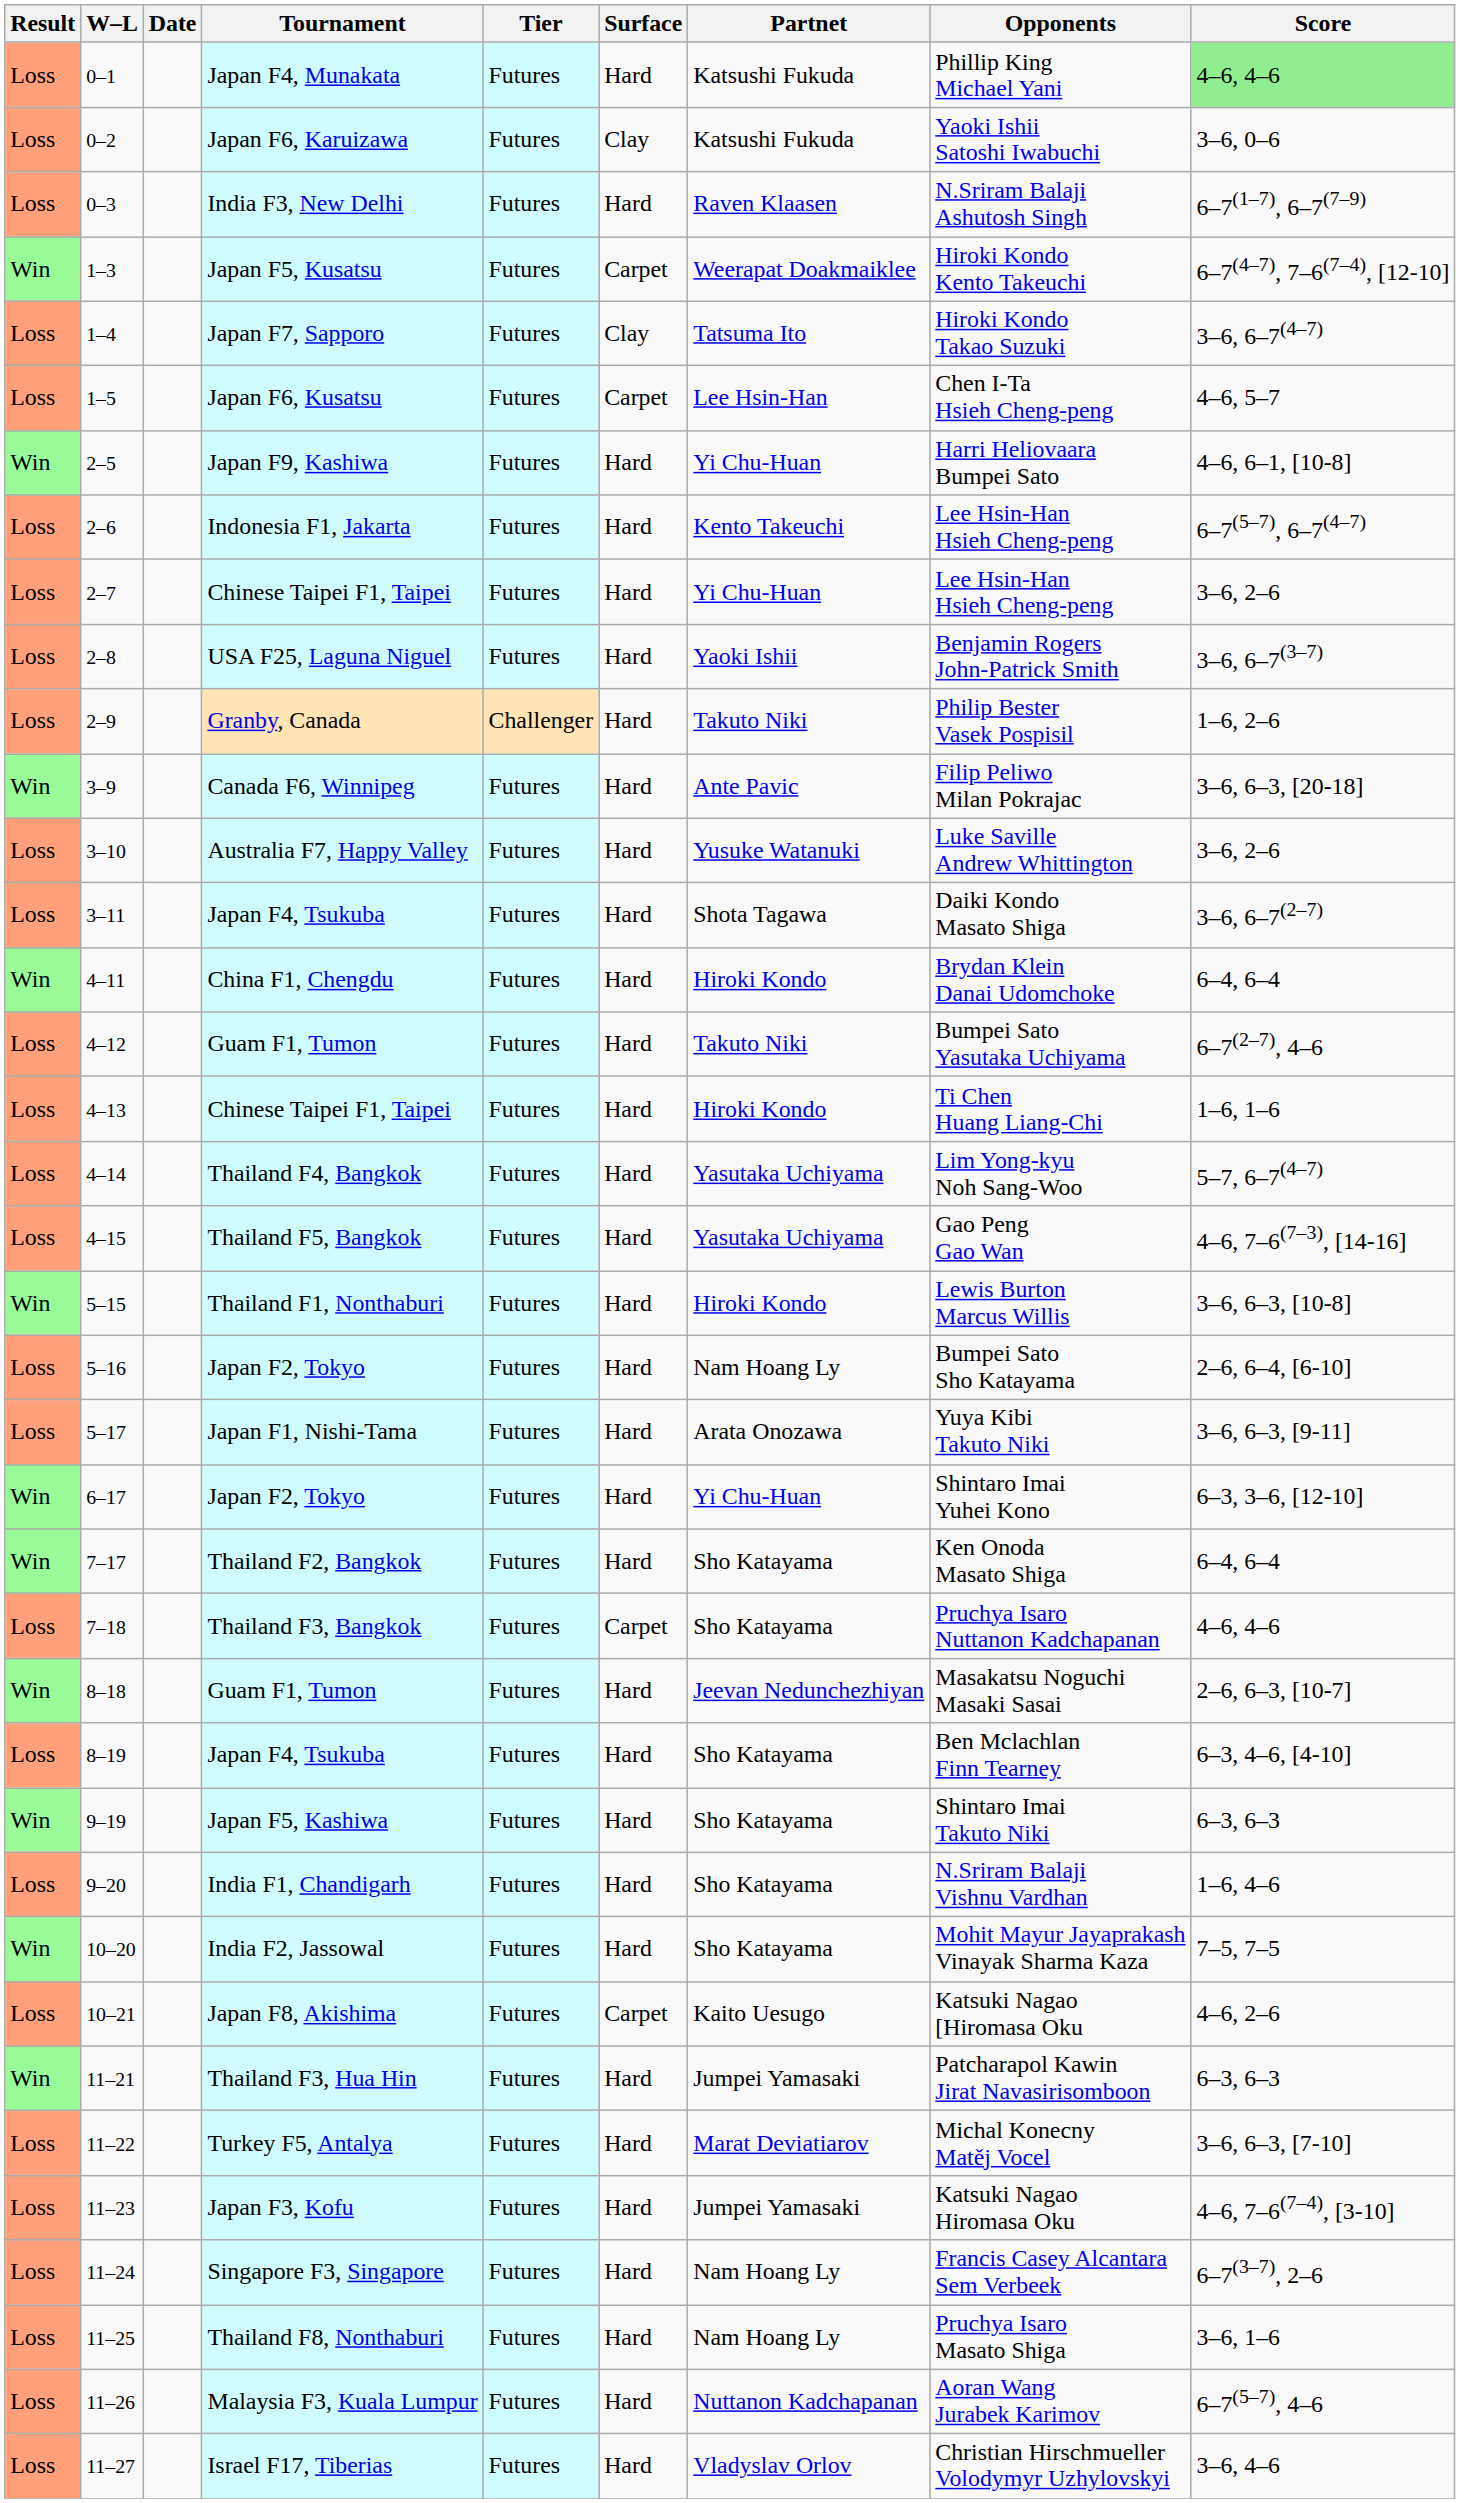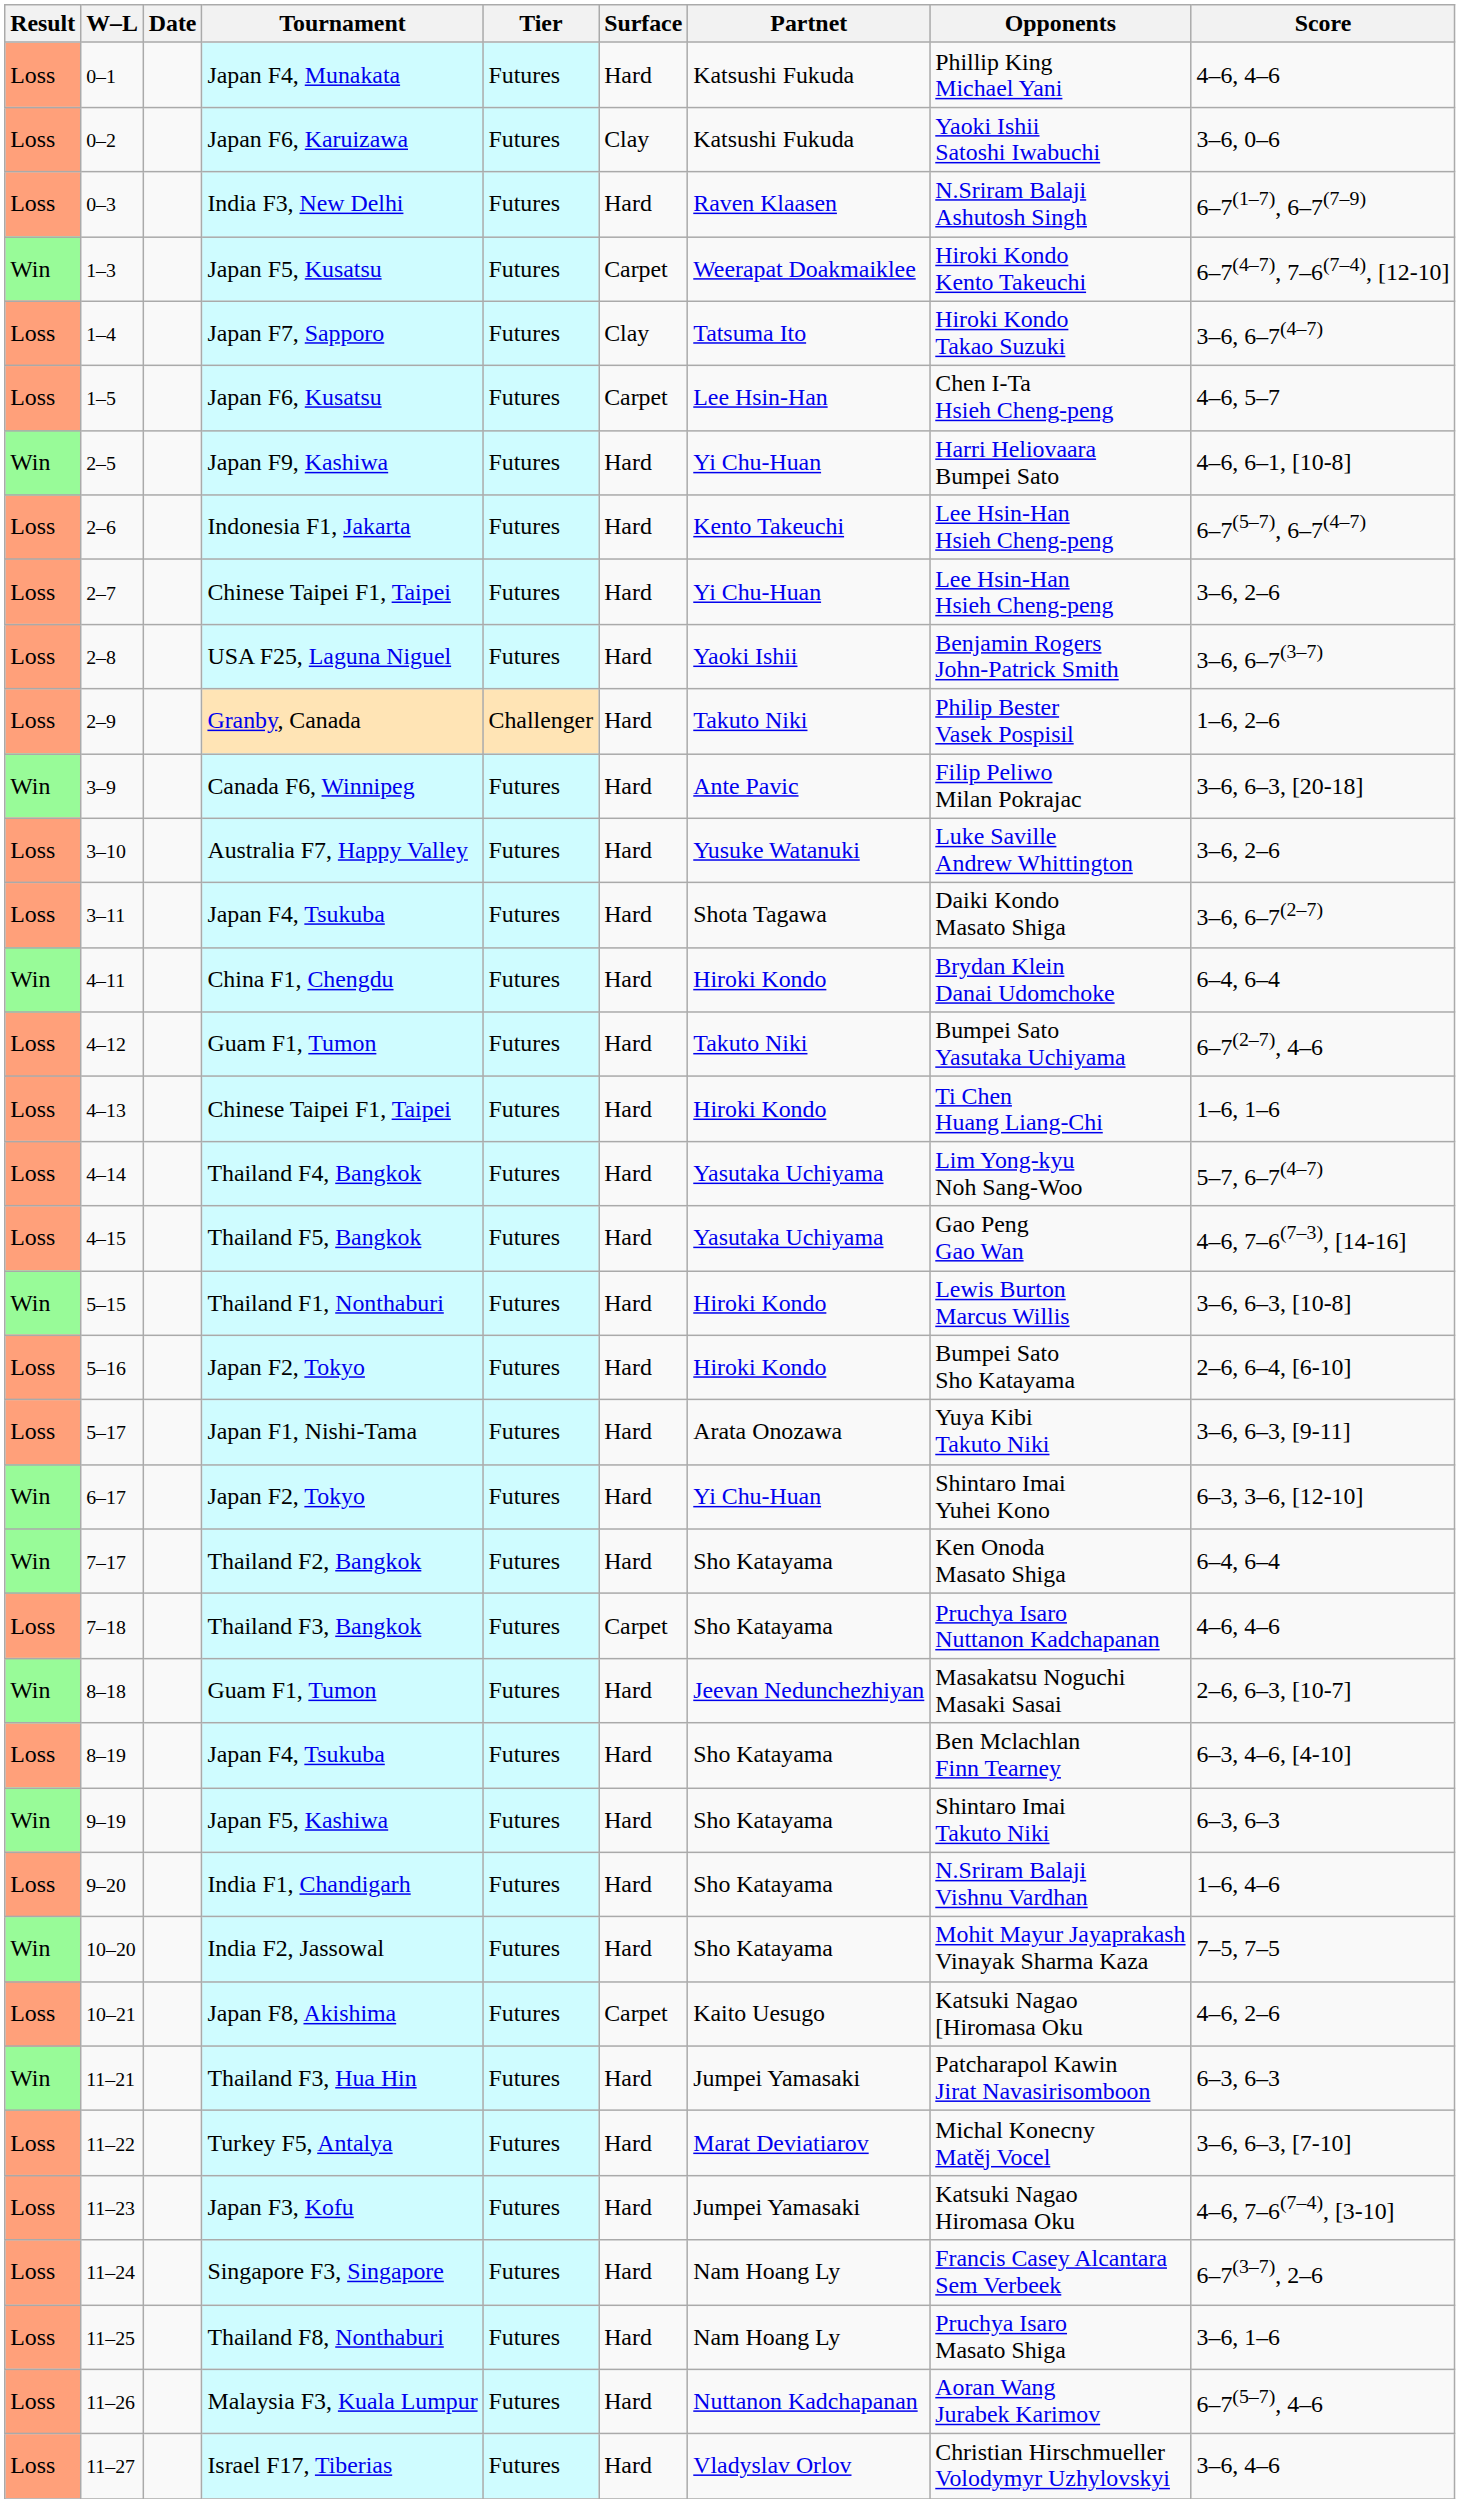(1238, 74) lightgreen background -> (1238, 74) no background
(767, 1367) Nam Hoang Ly -> (760, 1367) Hiroki Kondo
